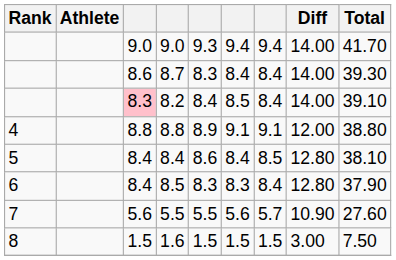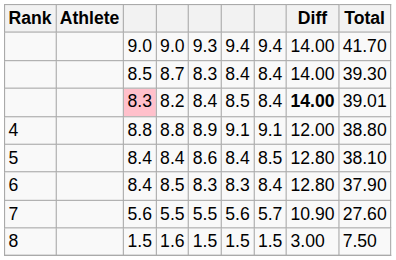(140, 74) 8.6 -> (140, 74) 8.5
(312, 102) normal -> (312, 102) bold
(365, 102) 39.10 -> (365, 102) 39.01
